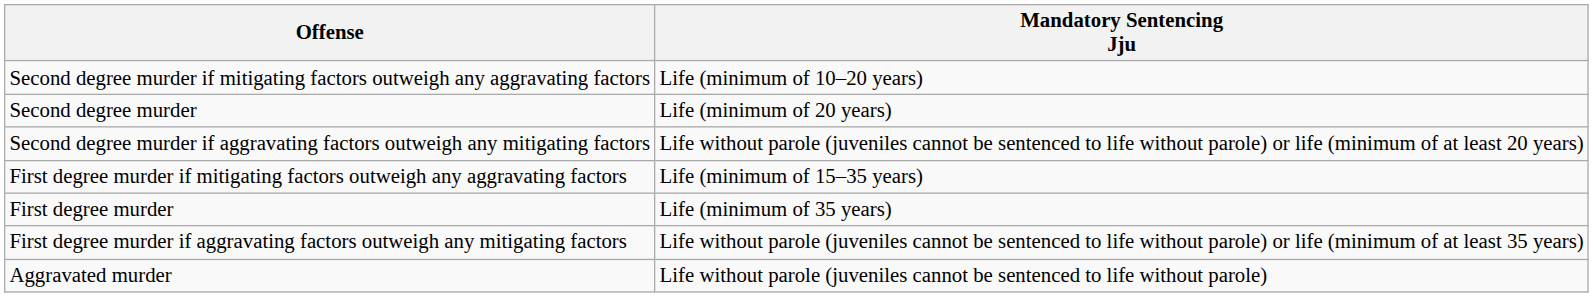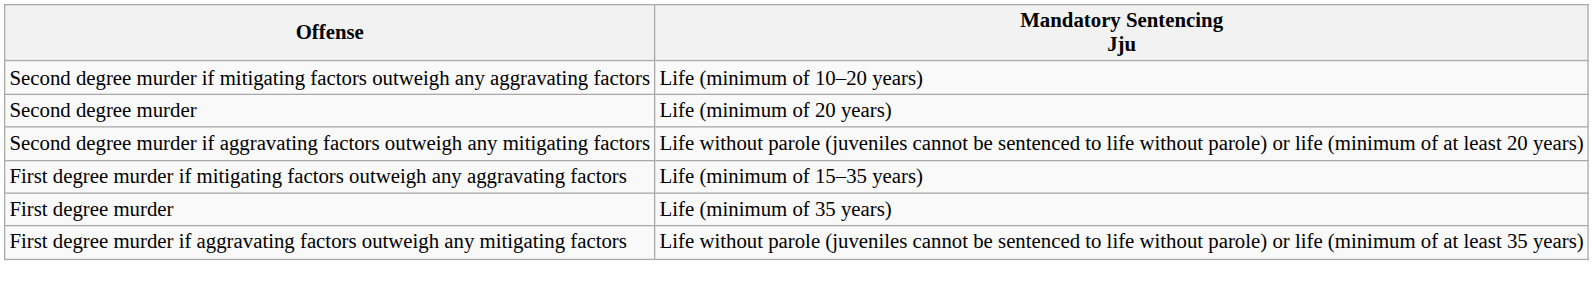- row: (91, 275)
